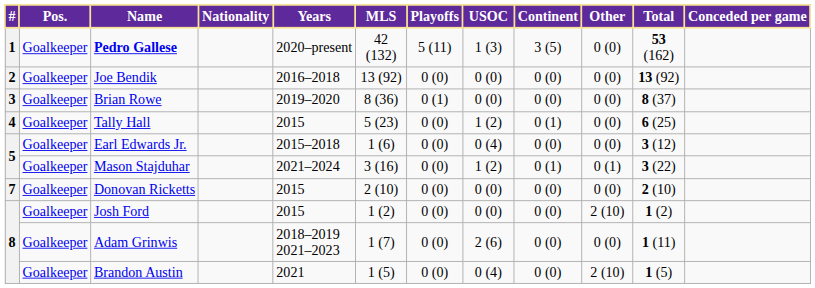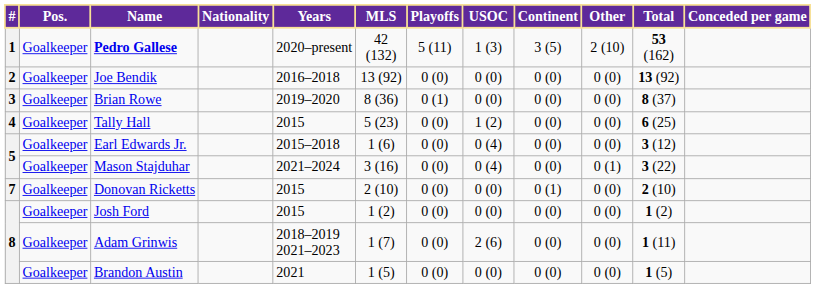(607, 47) 0 (0) -> (607, 47) 2 (10)
(548, 122) 0 (1) -> (548, 122) 0 (0)
(488, 167) 1 (2) -> (488, 167) 0 (4)
(548, 167) 0 (1) -> (548, 167) 0 (0)
(548, 189) 0 (0) -> (548, 189) 0 (1)
(607, 211) 2 (10) -> (607, 211) 0 (0)
(488, 272) 0 (4) -> (488, 272) 0 (0)
(607, 272) 2 (10) -> (607, 272) 0 (0)
